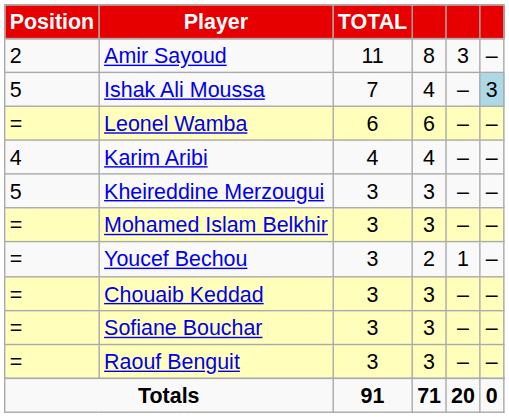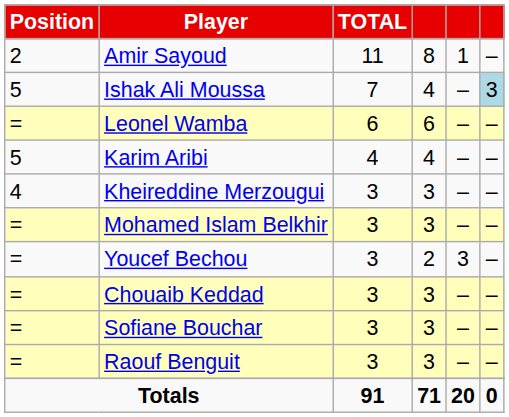(463, 56) 3 -> (463, 56) 1
(16, 158) 4 -> (16, 158) 5
(16, 191) 5 -> (16, 191) 4
(463, 259) 1 -> (463, 259) 3
